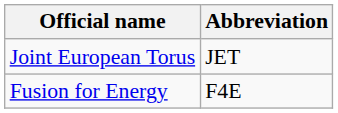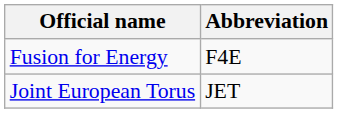rows swapped: (89, 90) <-> (102, 56)
